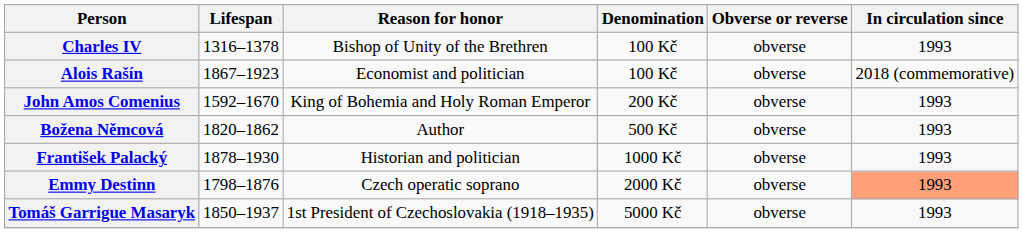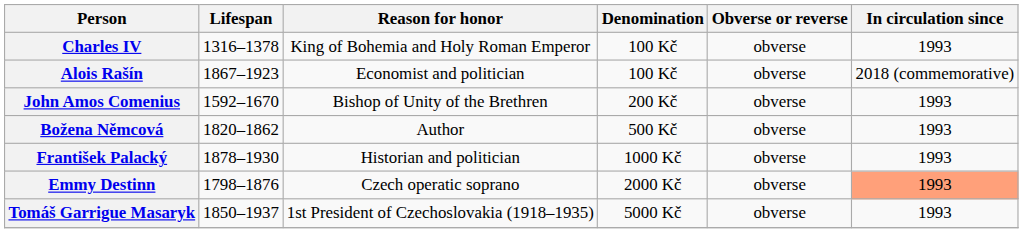(440, 46) Bishop of Unity of the Brethren -> (440, 46) King of Bohemia and Holy Roman Emperor
(440, 102) King of Bohemia and Holy Roman Emperor -> (440, 102) Bishop of Unity of the Brethren
